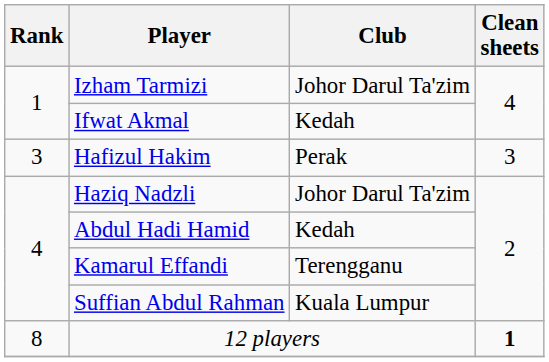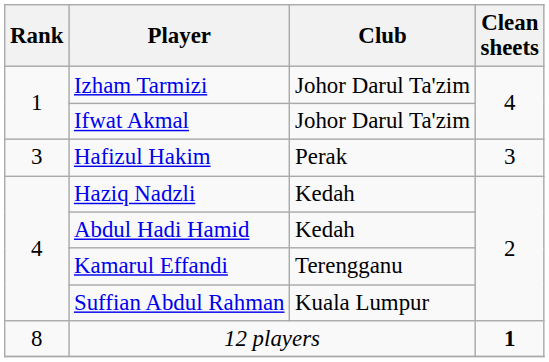(325, 120) Kedah -> (383, 120) Johor Darul Ta'zim
(383, 193) Johor Darul Ta'zim -> (325, 193) Kedah
